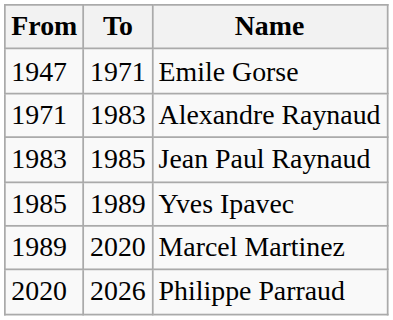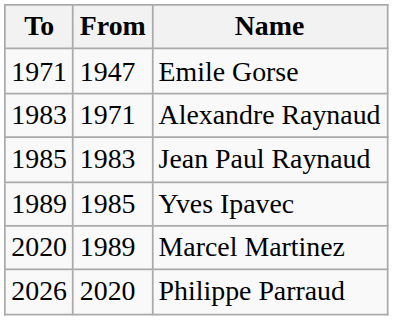columns swapped: (44, 26) <-> (118, 26)
